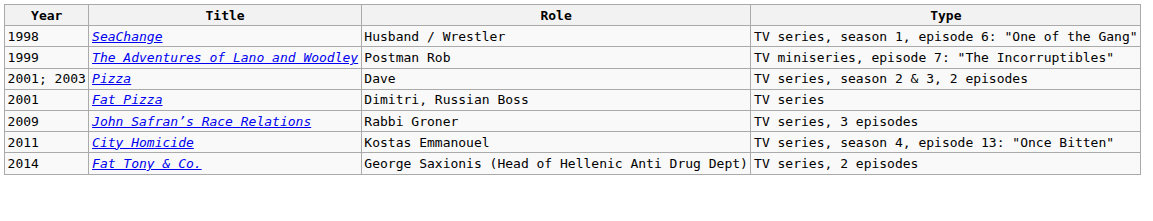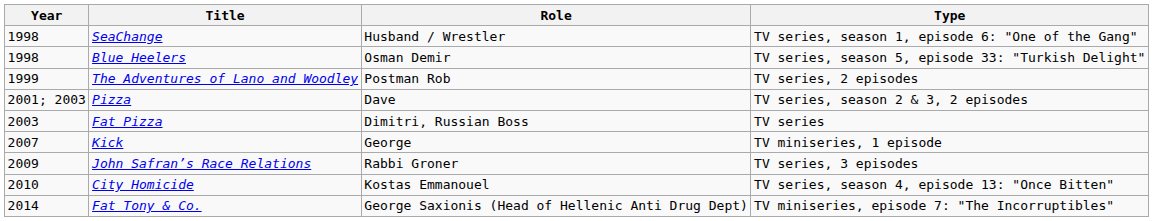+ row: (139, 57)
(934, 57) TV miniseries, episode 7: "The Incorruptibles" -> (836, 79) TV series, 2 episodes
(23, 100) 2001 -> (23, 121) 2003
+ row: (108, 142)
(23, 142) 2011 -> (23, 185) 2010
(836, 163) TV series, 2 episodes -> (934, 206) TV miniseries, episode 7: "The Incorruptibles"
